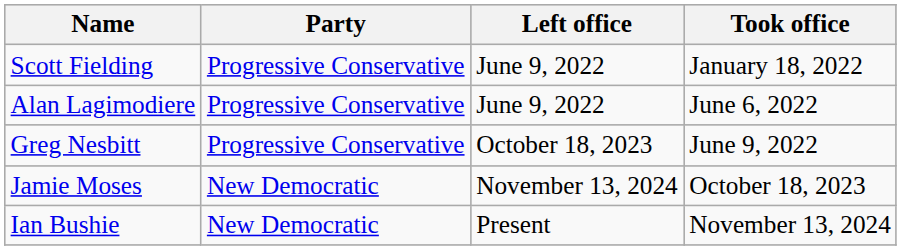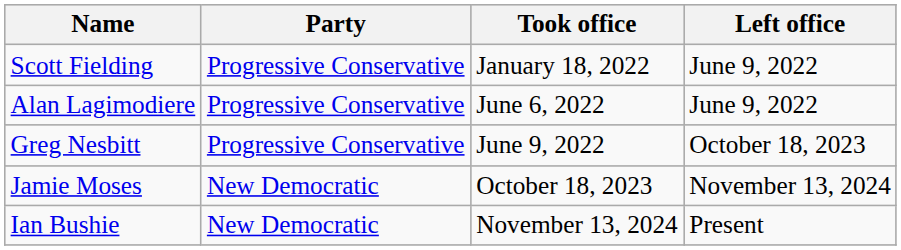columns swapped: (790, 24) <-> (577, 24)
